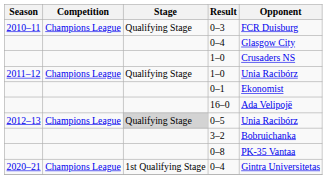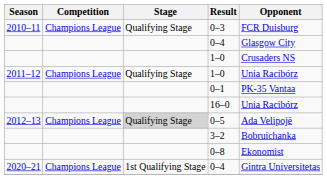(262, 89) Ekonomist -> (268, 89) PK-35 Vantaa
(267, 105) Ada Velipojë -> (269, 105) Unia Racibórz
(269, 120) Unia Racibórz -> (267, 120) Ada Velipojë
(268, 151) PK-35 Vantaa -> (262, 151) Ekonomist
